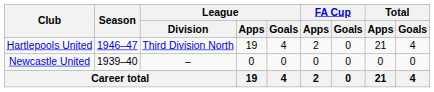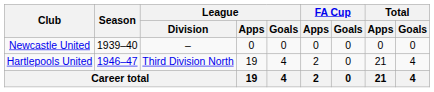rows swapped: (49, 62) <-> (49, 45)
